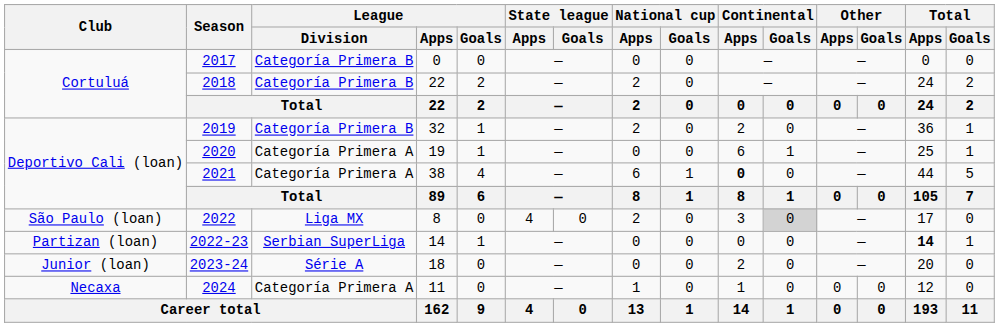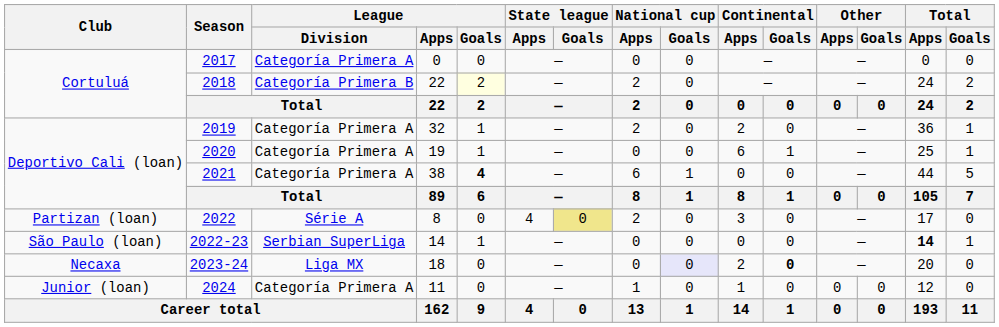(334, 61) Categoría Primera B -> (334, 61) Categoría Primera A
(481, 84) no background -> (481, 84) lightyellow background
(334, 129) Categoría Primera B -> (334, 129) Categoría Primera A
(481, 175) normal -> (481, 175) bold
(741, 175) bold -> (741, 175) normal
(95, 220) São Paulo (loan) -> (95, 220) Partizan (loan)
(334, 220) Liga MX -> (334, 220) Série A
(583, 220) no background -> (583, 220) khaki background
(790, 220) lightgrey background -> (790, 220) no background
(95, 243) Partizan (loan) -> (95, 243) São Paulo (loan)
(95, 265) Junior (loan) -> (95, 265) Necaxa
(334, 265) Série A -> (334, 265) Liga MX
(690, 265) no background -> (690, 265) lavender background
(790, 265) normal -> (790, 265) bold
(95, 288) Necaxa -> (95, 288) Junior (loan)
